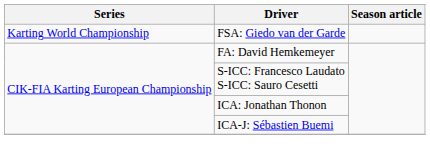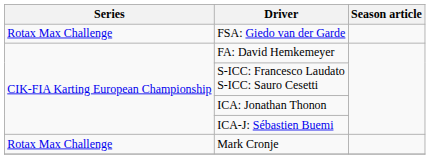(78, 33) Karting World Championship -> (60, 33) Rotax Max Challenge
+ row: (248, 144)
